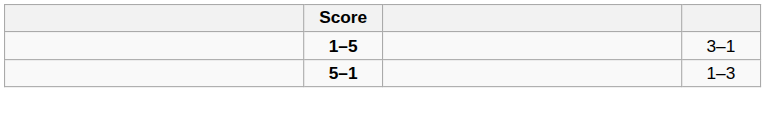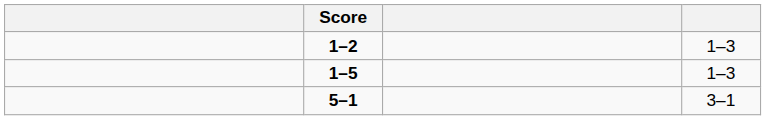+ row: (343, 45)
(721, 45) 3–1 -> (721, 73) 1–3
(721, 73) 1–3 -> (721, 100) 3–1
